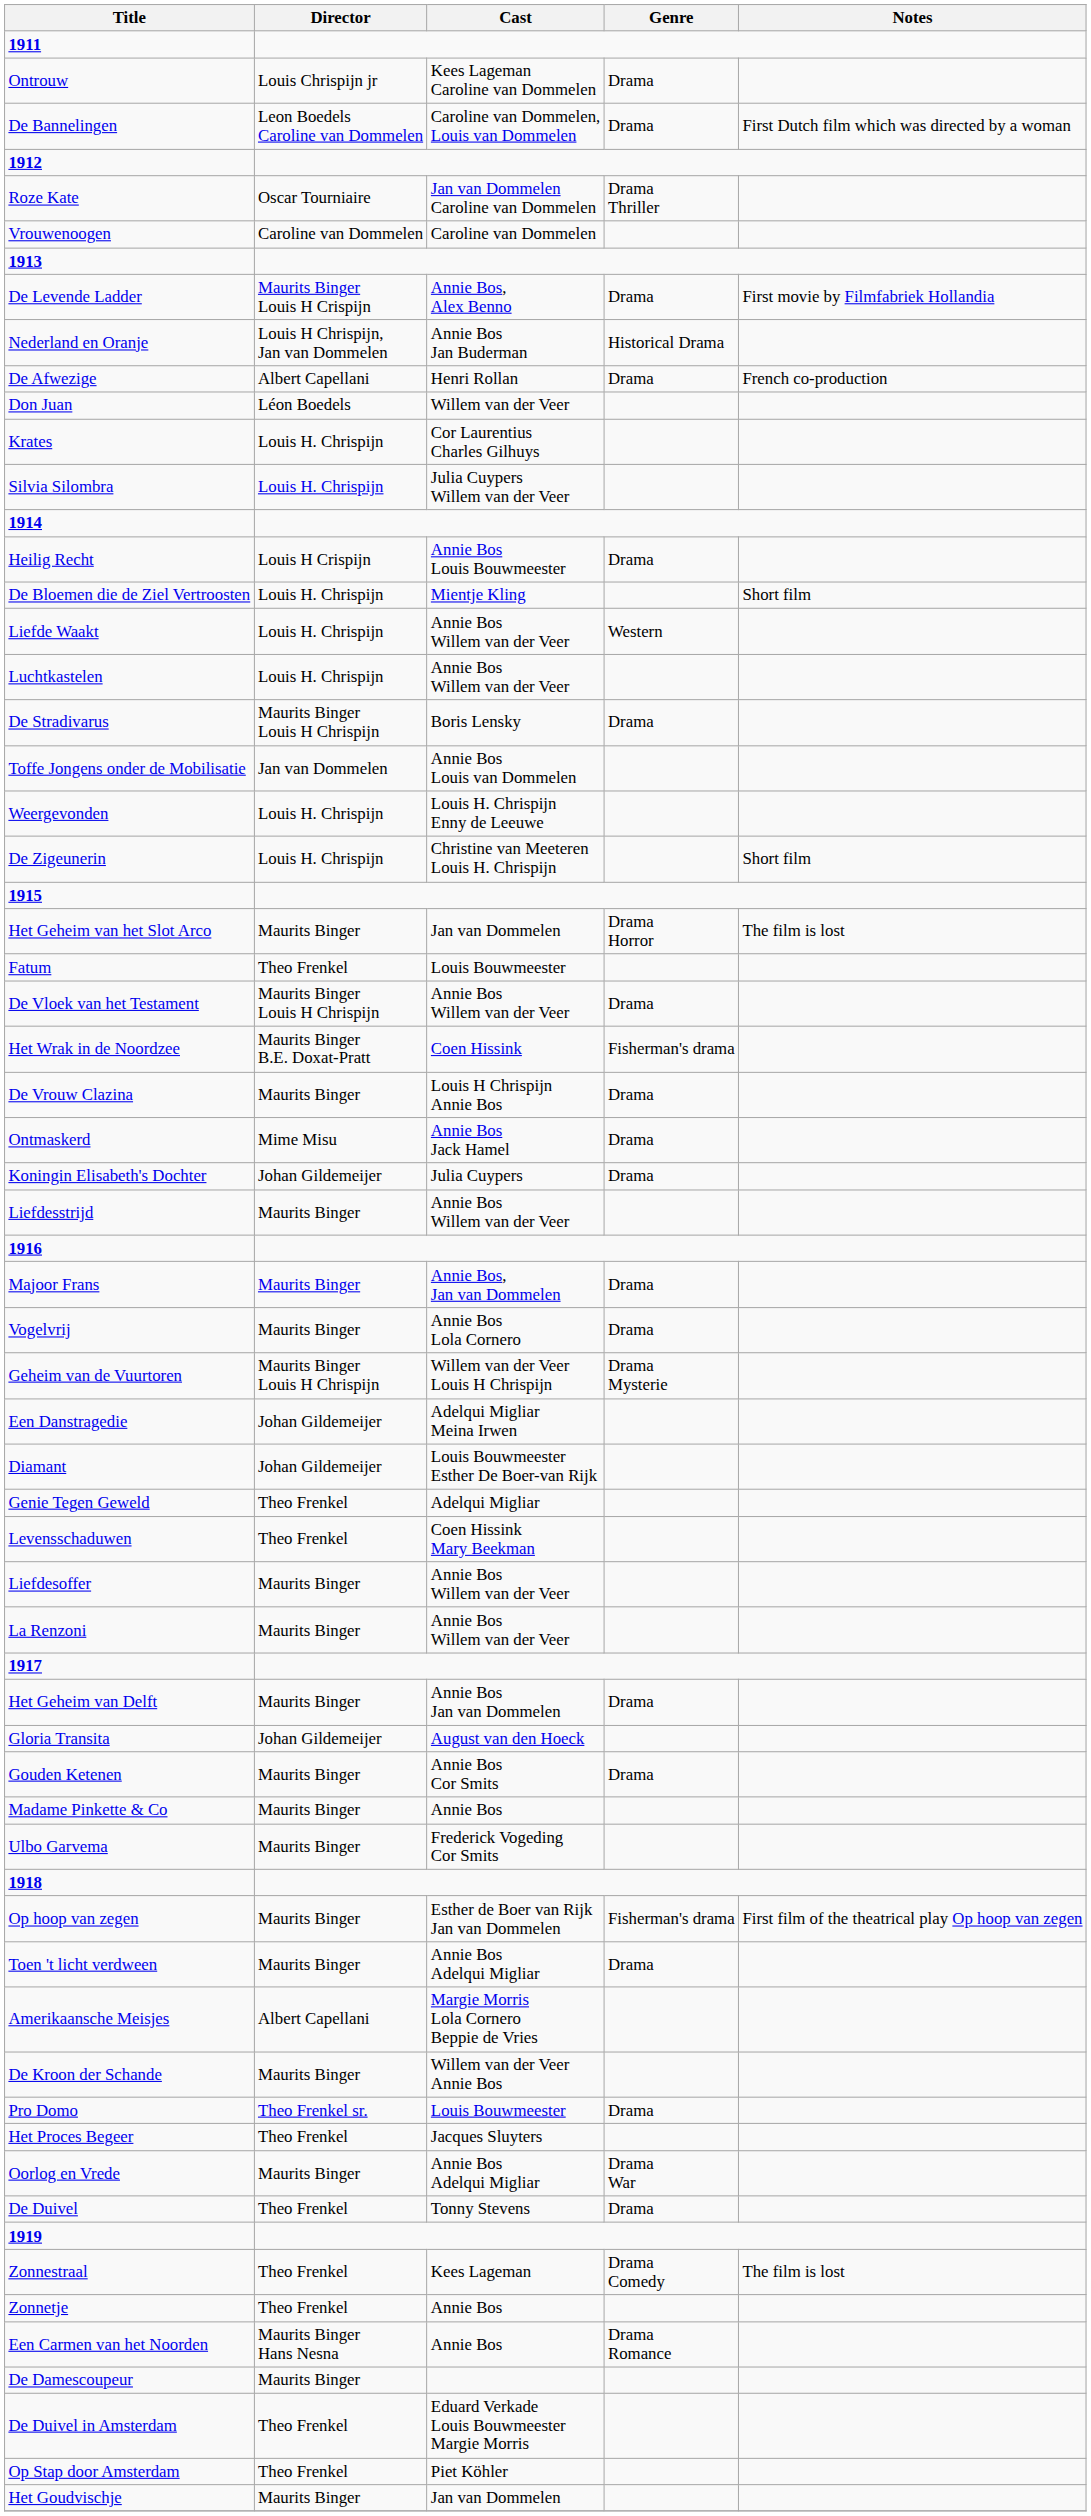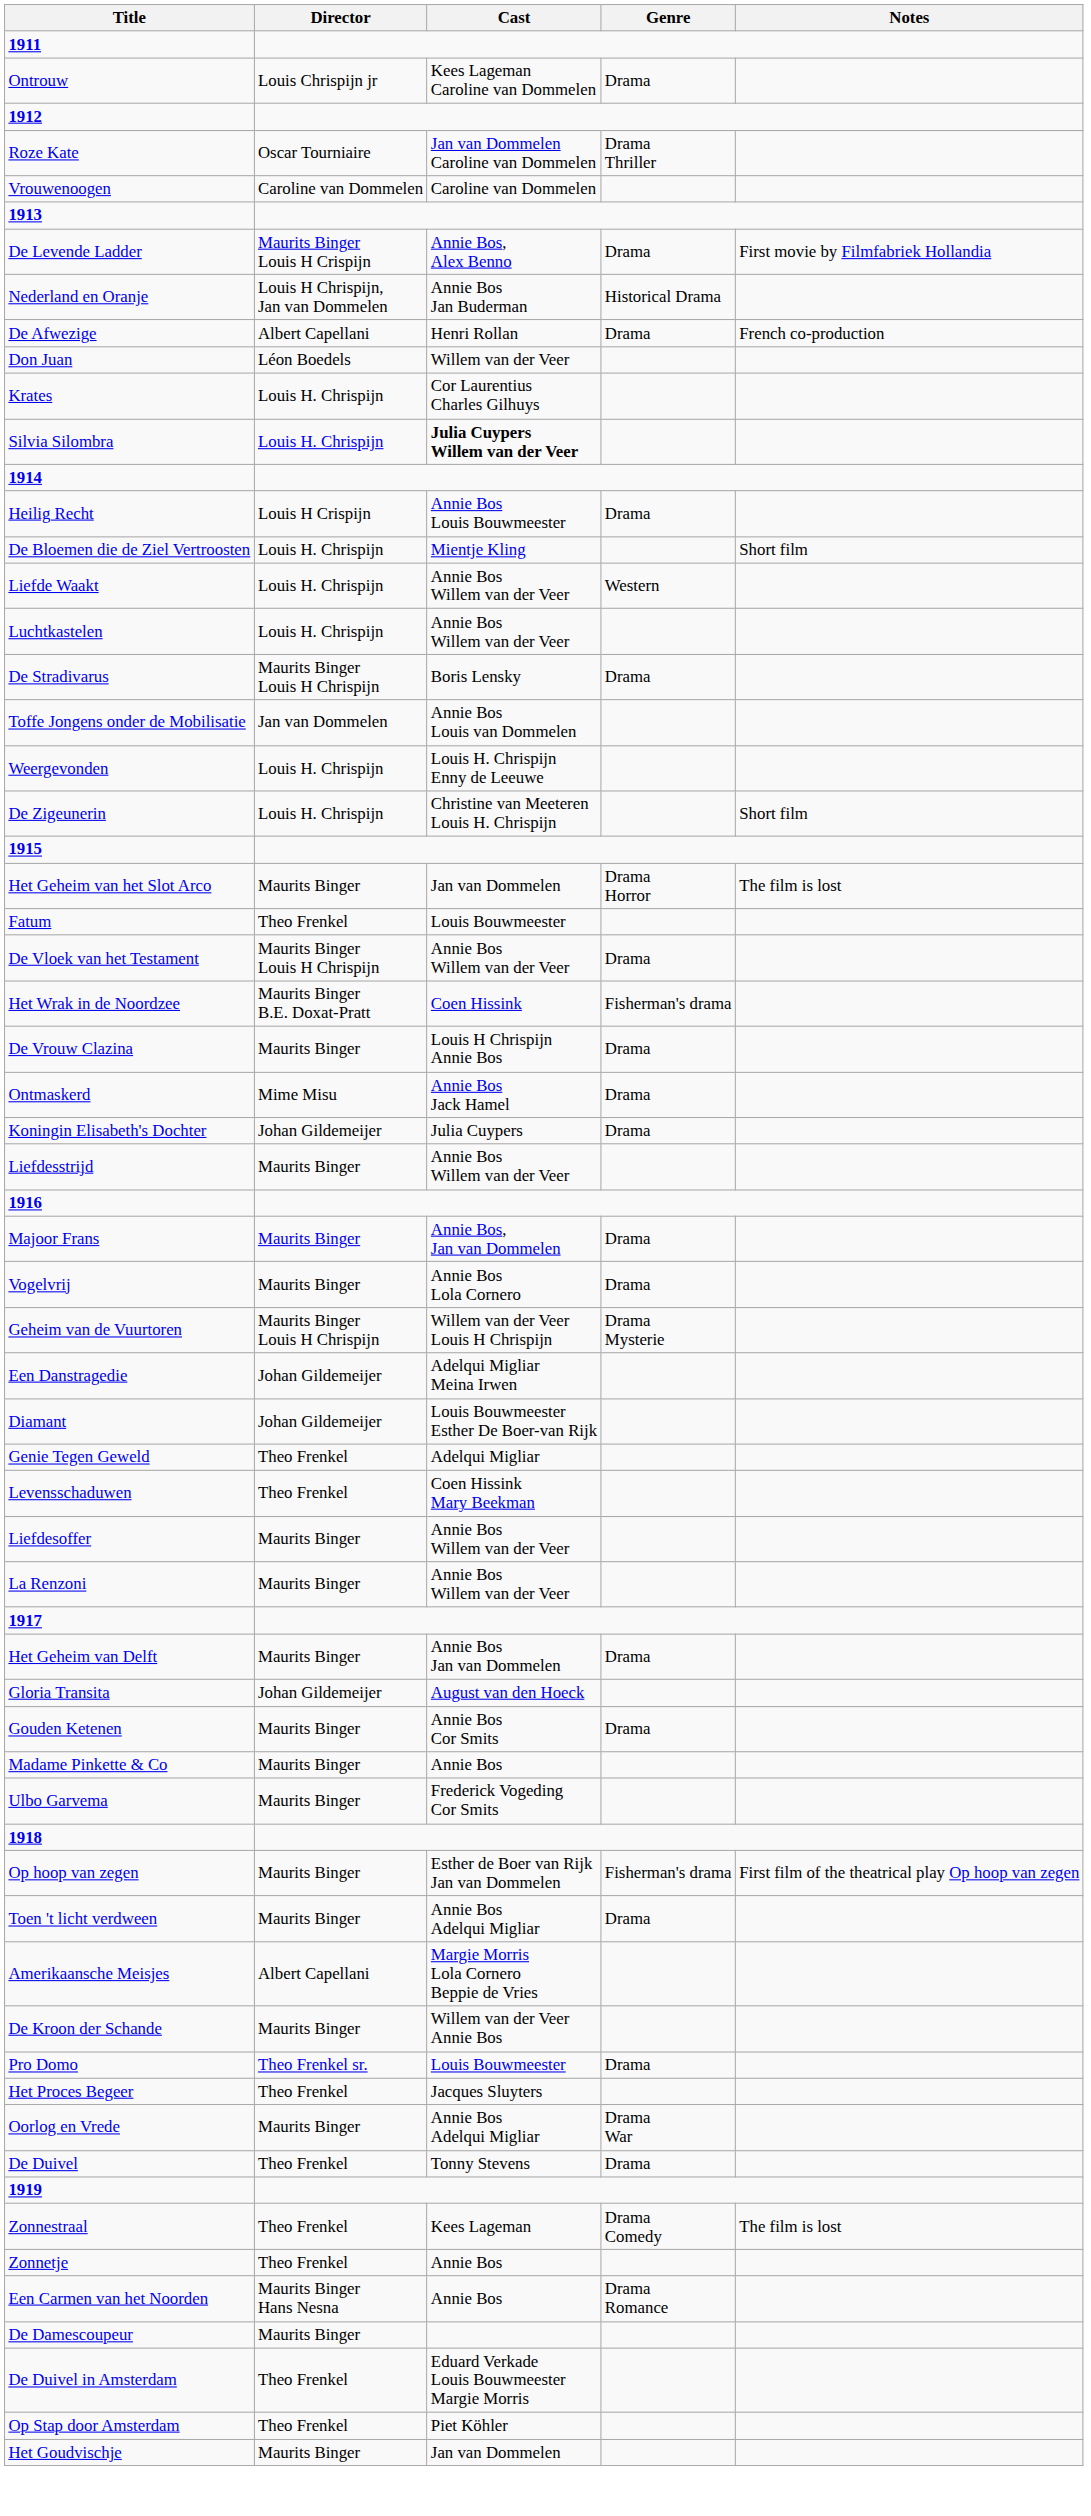- row: (63, 126)
(500, 487) normal -> (505, 441) bold
